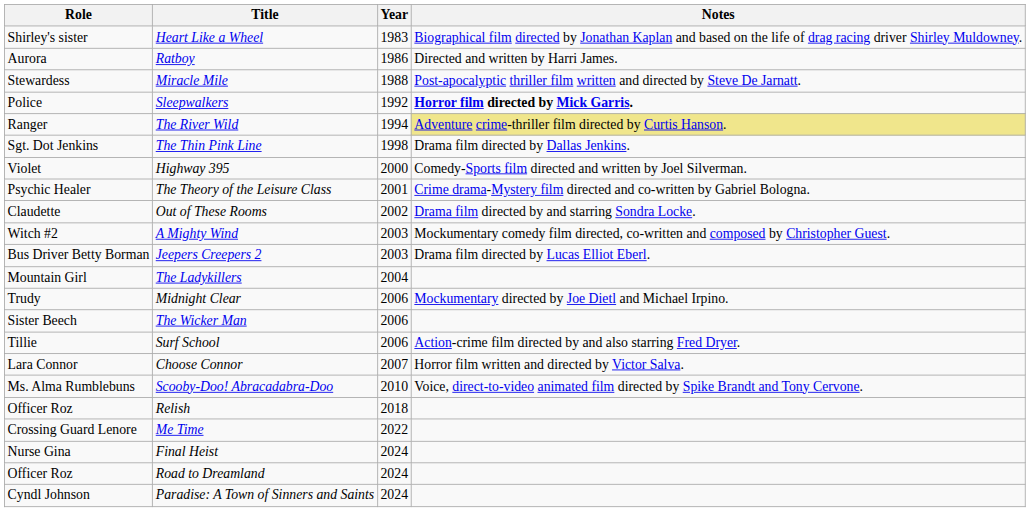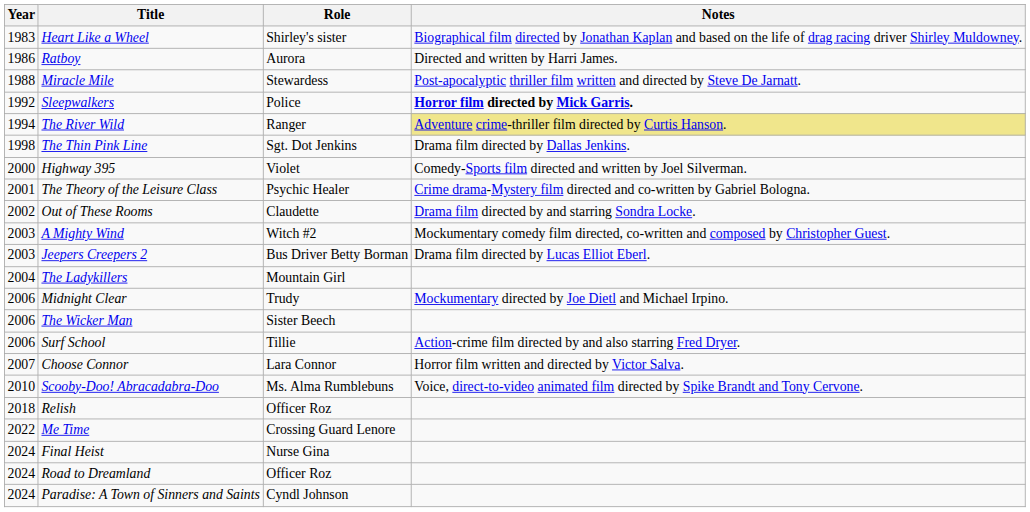columns swapped: (394, 15) <-> (78, 15)
